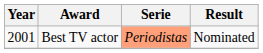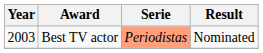(21, 37) 2001 -> (21, 37) 2003
